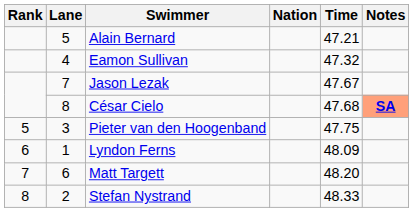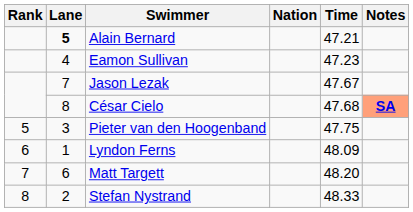(66, 38) normal -> (66, 38) bold
(342, 60) 47.32 -> (342, 60) 47.23
